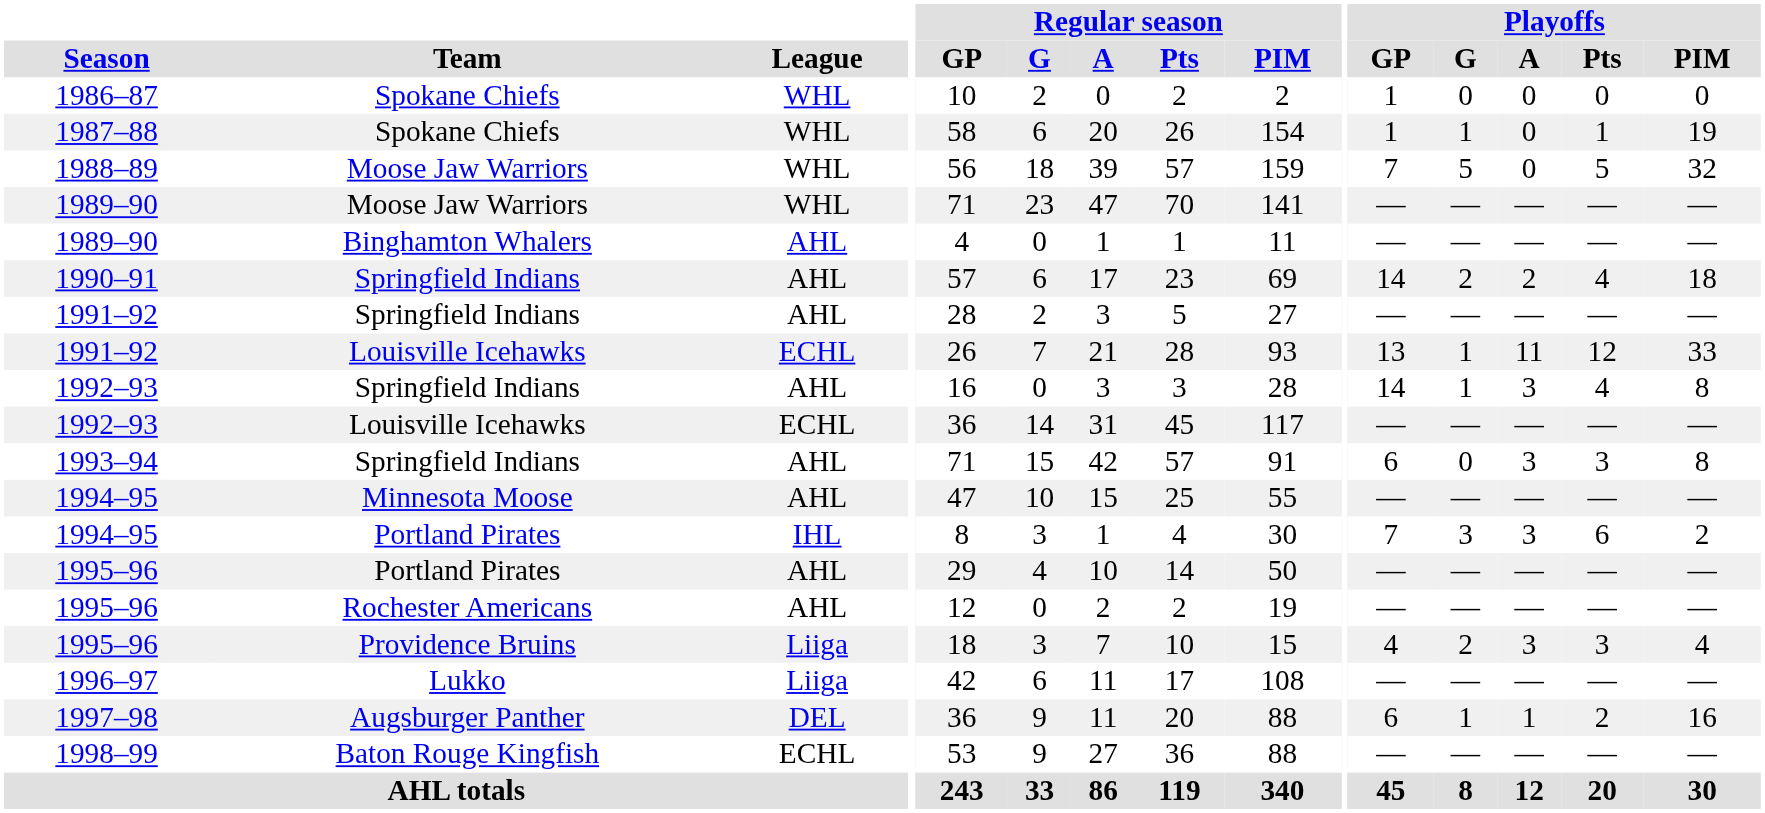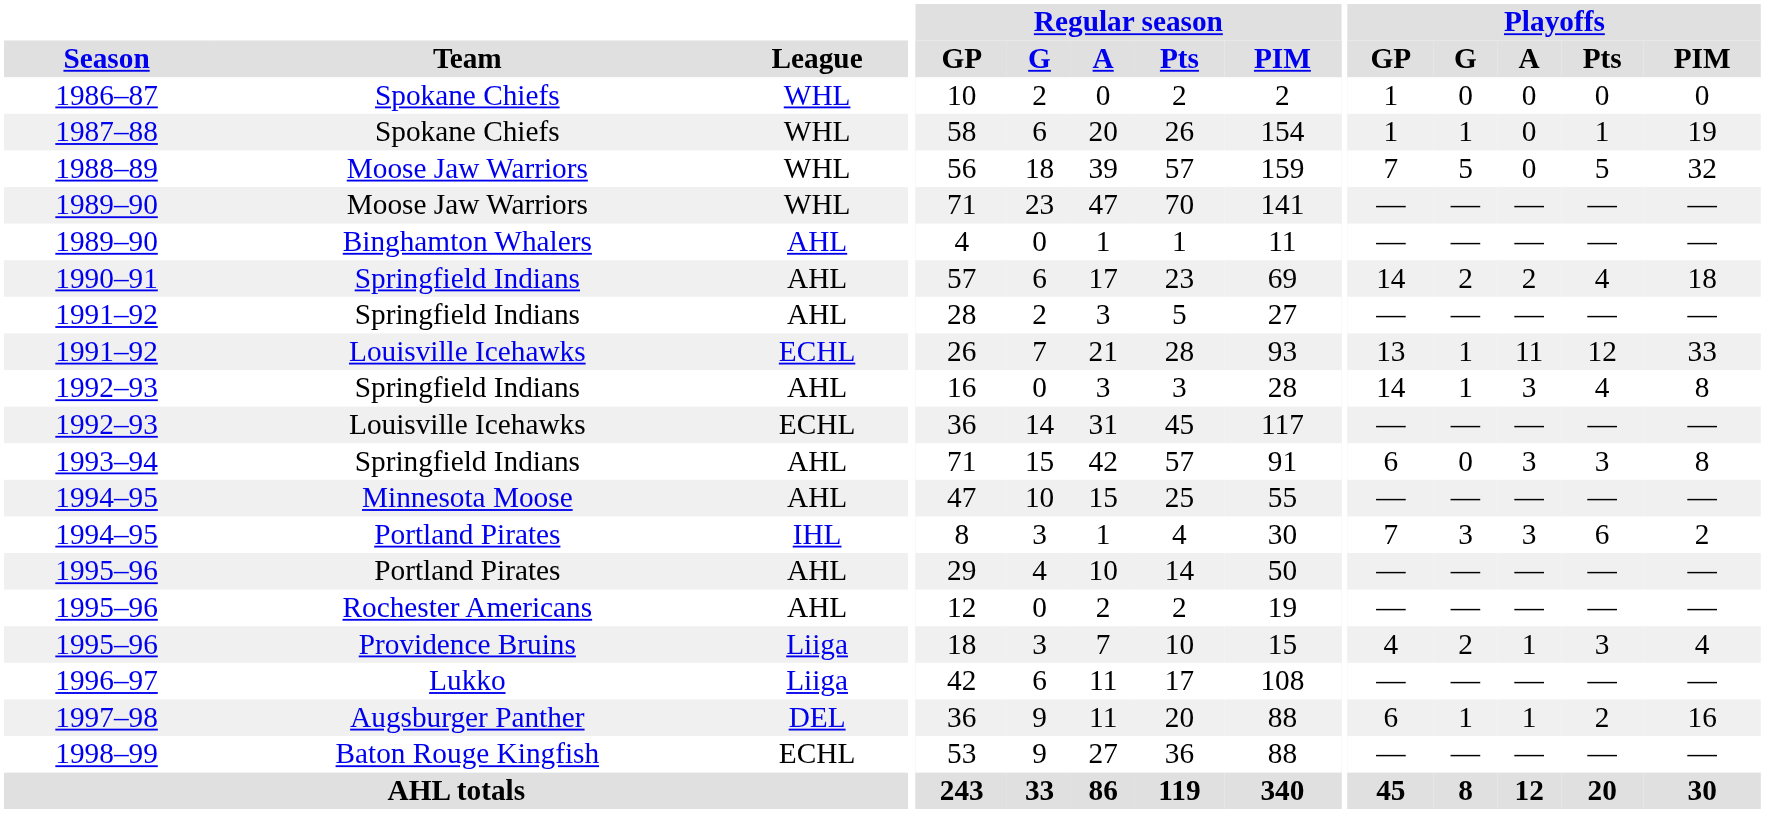(1529, 644) 3 -> (1529, 644) 1
